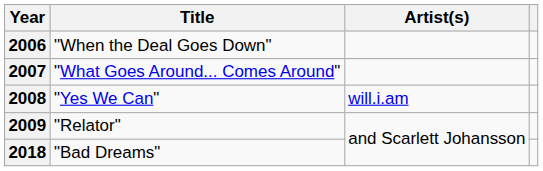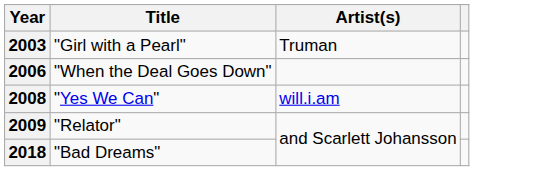+ row: (27, 44)
- row: (27, 71)
